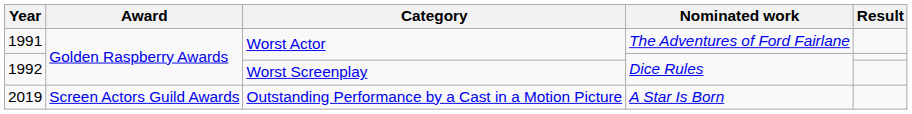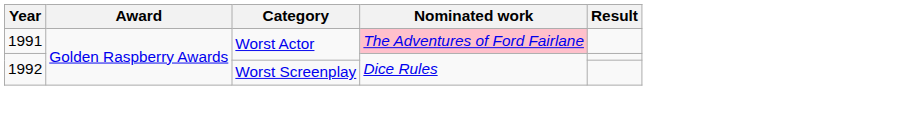(739, 41) no background -> (474, 41) pink background
- row: (25, 96)
